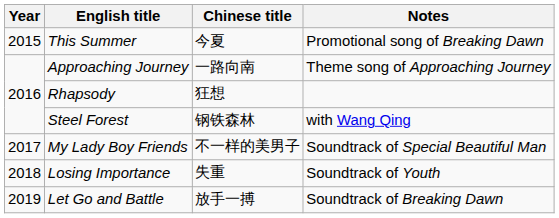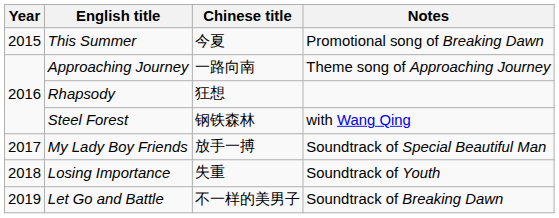(247, 146) 不一样的美男子 -> (225, 146) 放手一搏
(225, 199) 放手一搏 -> (247, 199) 不一样的美男子
